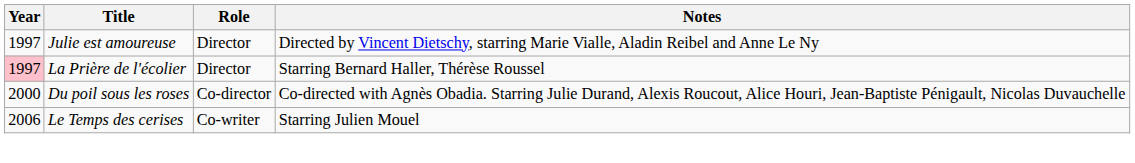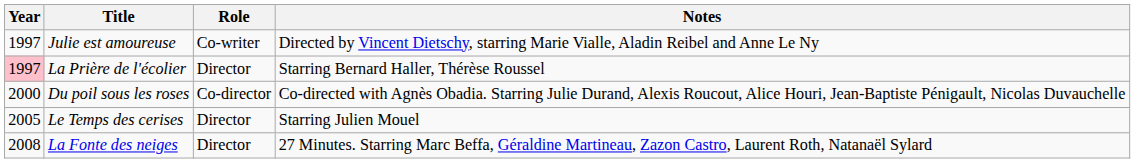(224, 42) Director -> (228, 42) Co-writer
(24, 119) 2006 -> (24, 119) 2005
(228, 119) Co-writer -> (224, 119) Director
+ row: (113, 145)
